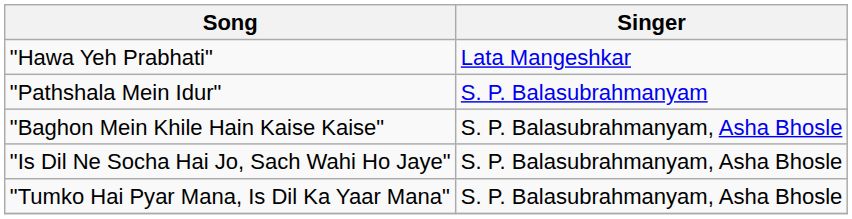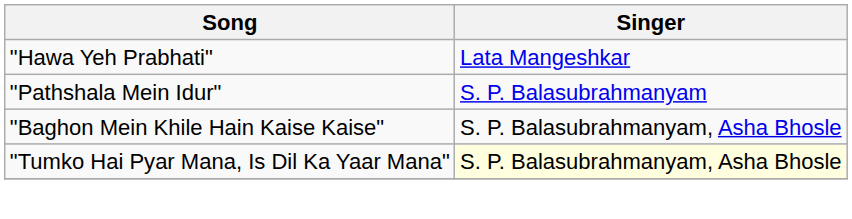- row: (230, 162)
(652, 197) no background -> (651, 162) lightyellow background
